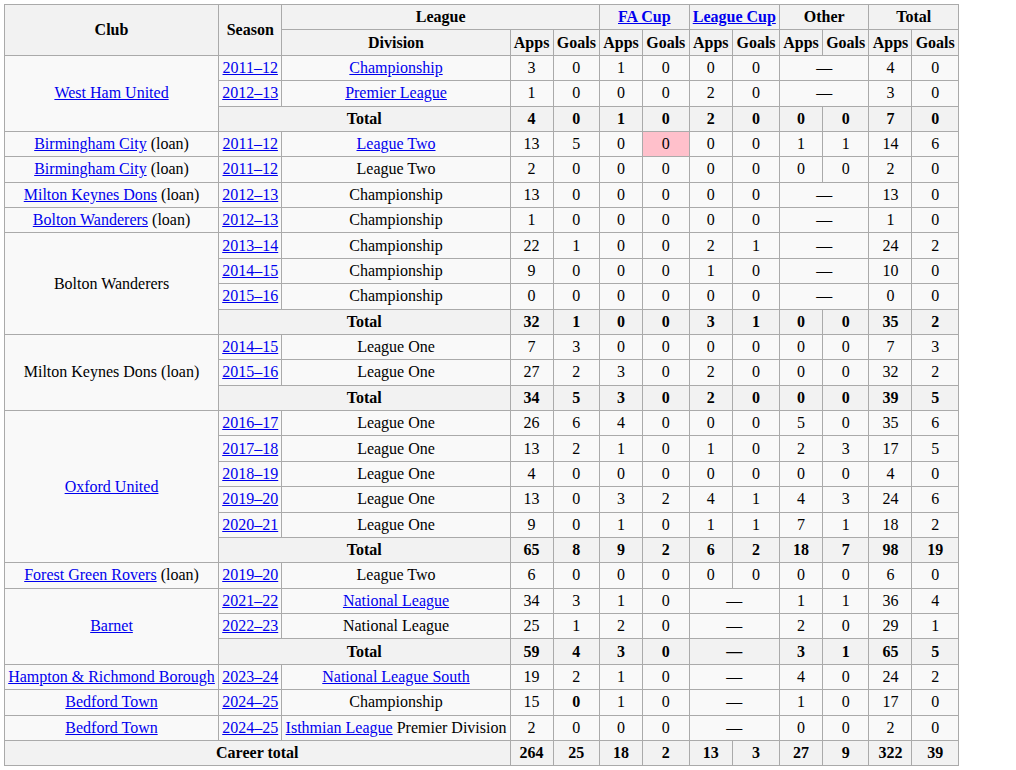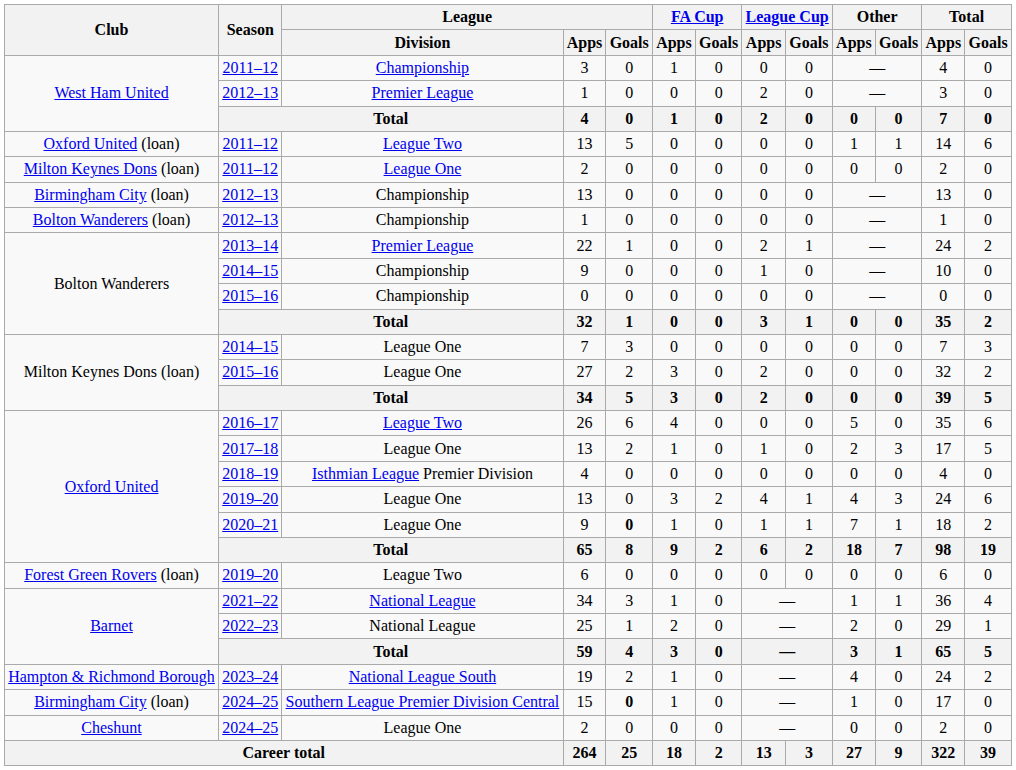(112, 144) Birmingham City (loan) -> (112, 144) Oxford United (loan)
(666, 144) pink background -> (719, 144) no background
(112, 169) Birmingham City (loan) -> (112, 169) Milton Keynes Dons (loan)
(396, 169) League Two -> (422, 169) League One
(112, 194) Milton Keynes Dons (loan) -> (112, 194) Birmingham City (loan)
(396, 245) Championship -> (422, 245) Premier League
(396, 423) League One -> (422, 423) League Two
(396, 473) League One -> (422, 473) Isthmian League Premier Division
(576, 524) normal -> (629, 524) bold
(112, 702) Bedford Town -> (112, 702) Birmingham City (loan)
(396, 702) Championship -> (422, 702) Southern League Premier Division Central
(112, 727) Bedford Town -> (112, 727) Cheshunt
(396, 727) Isthmian League Premier Division -> (422, 727) League One
